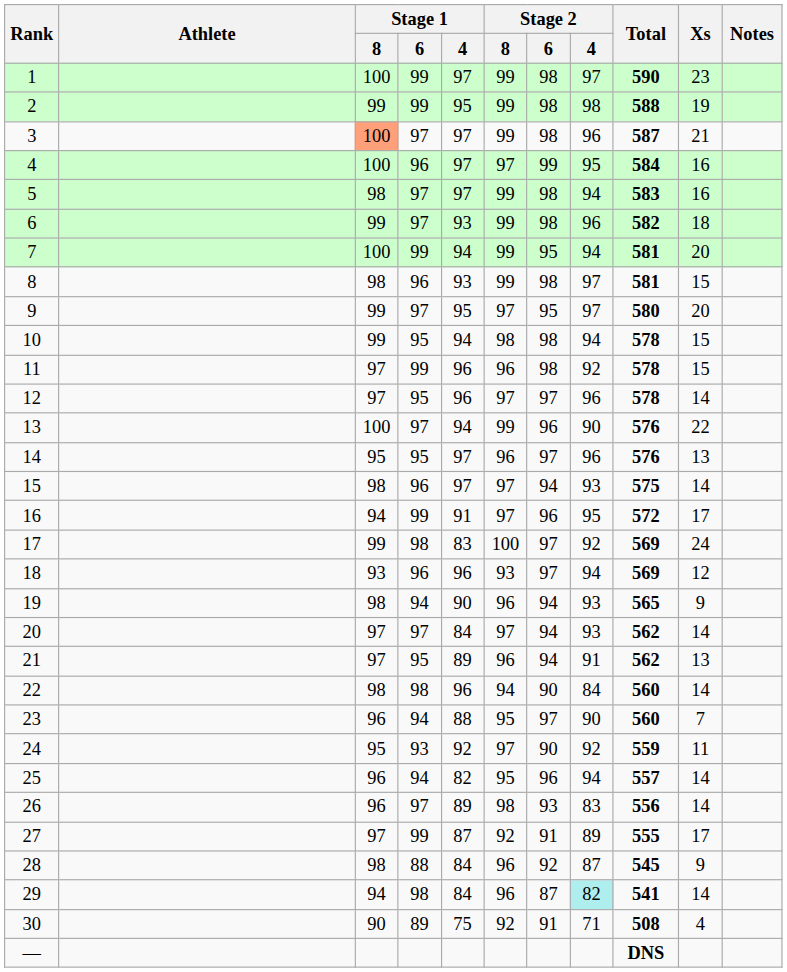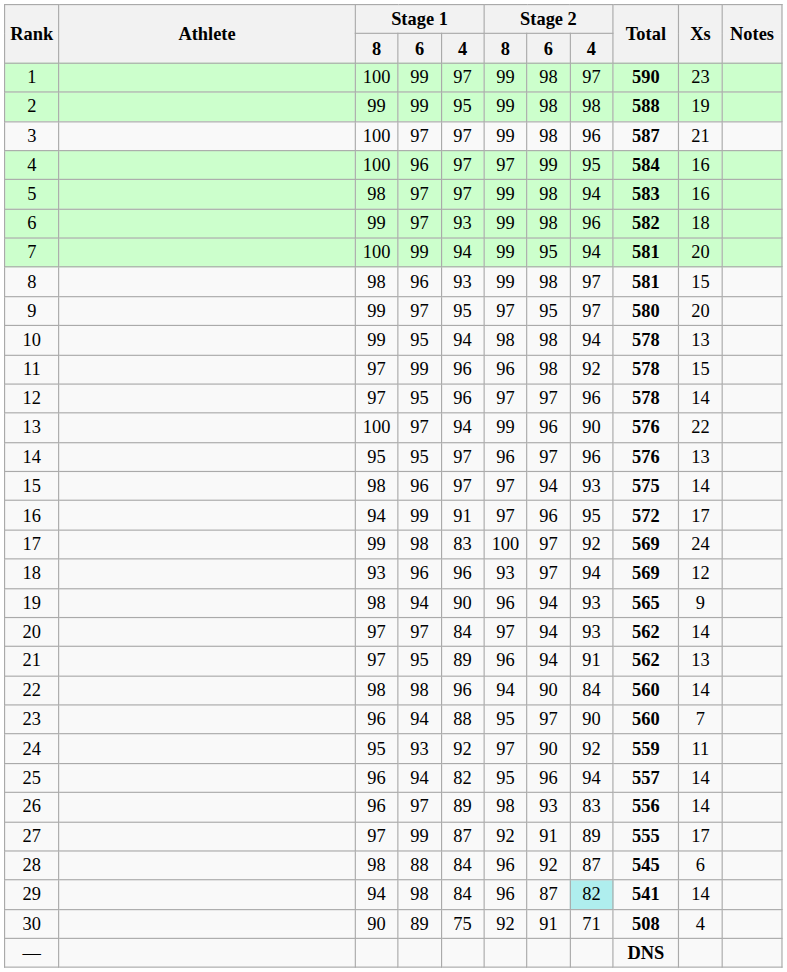(377, 135) lightsalmon background -> (377, 135) no background
(700, 340) 15 -> (700, 340) 13
(700, 865) 9 -> (700, 865) 6
